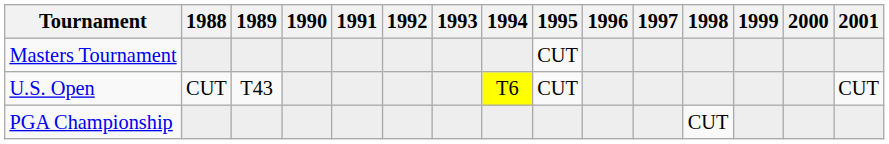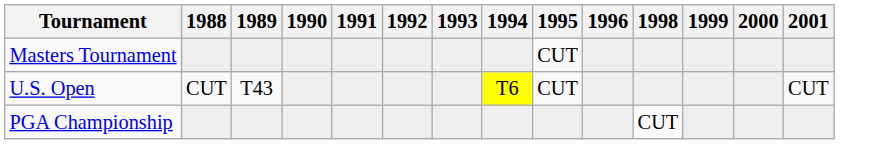- column: (658, 21)
